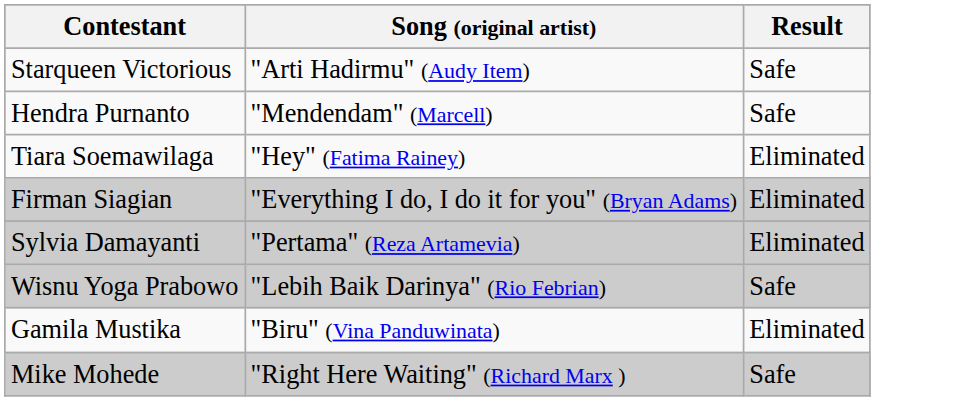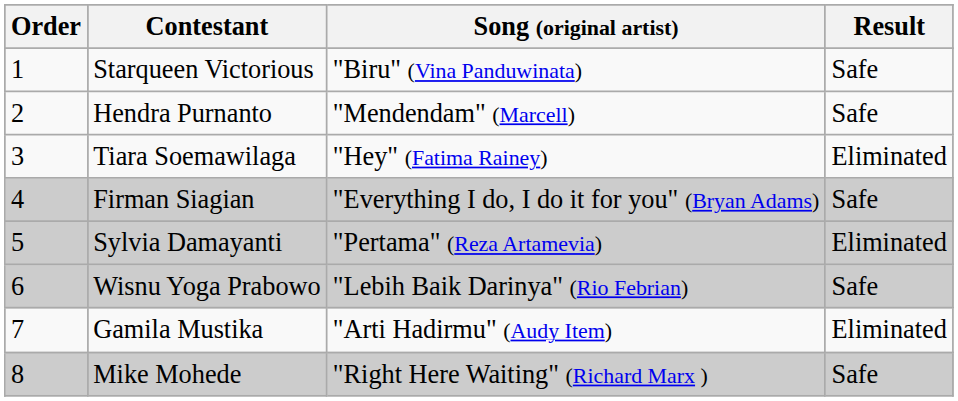+ column: (46, 26)
(390, 69) "Arti Hadirmu" (Audy Item) -> (457, 69) "Biru" (Vina Panduwinata)
(807, 199) Eliminated -> (855, 199) Safe
(375, 329) "Biru" (Vina Panduwinata) -> (472, 329) "Arti Hadirmu" (Audy Item)
